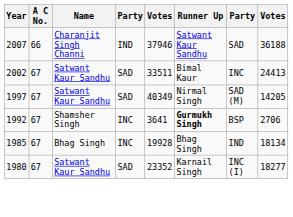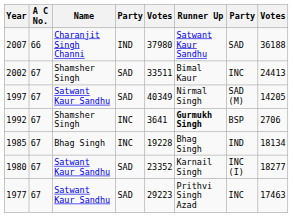(160, 44) 37946 -> (160, 44) 37980
(82, 73) Satwant Kaur Sandhu -> (75, 73) Shamsher Singh
(160, 143) 19928 -> (160, 143) 19228
+ row: (17, 195)
